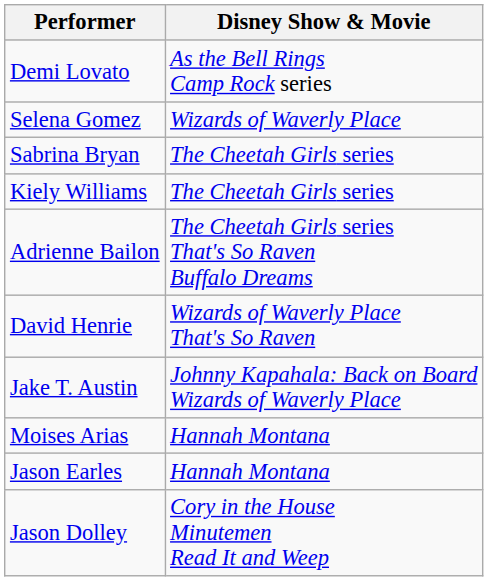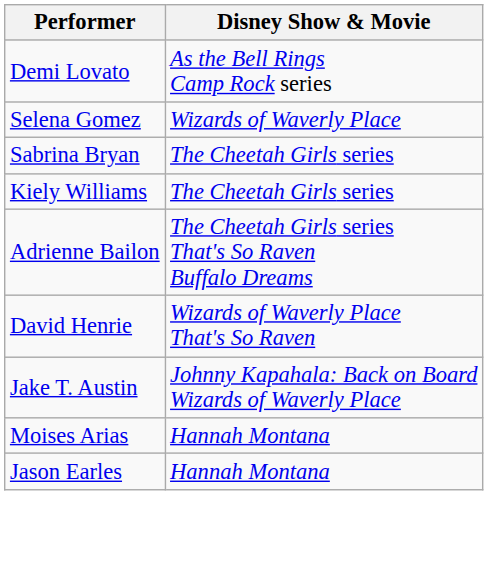- row: (68, 532)
